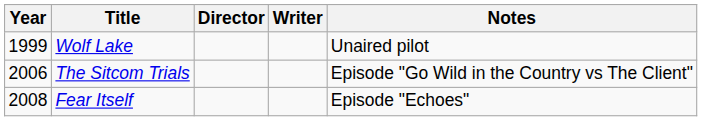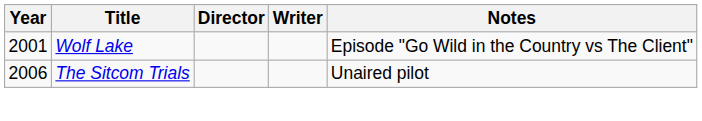(28, 45) 1999 -> (28, 45) 2001
(380, 45) Unaired pilot -> (512, 45) Episode "Go Wild in the Country vs The Client"
(512, 73) Episode "Go Wild in the Country vs The Client" -> (380, 73) Unaired pilot
- row: (94, 101)
